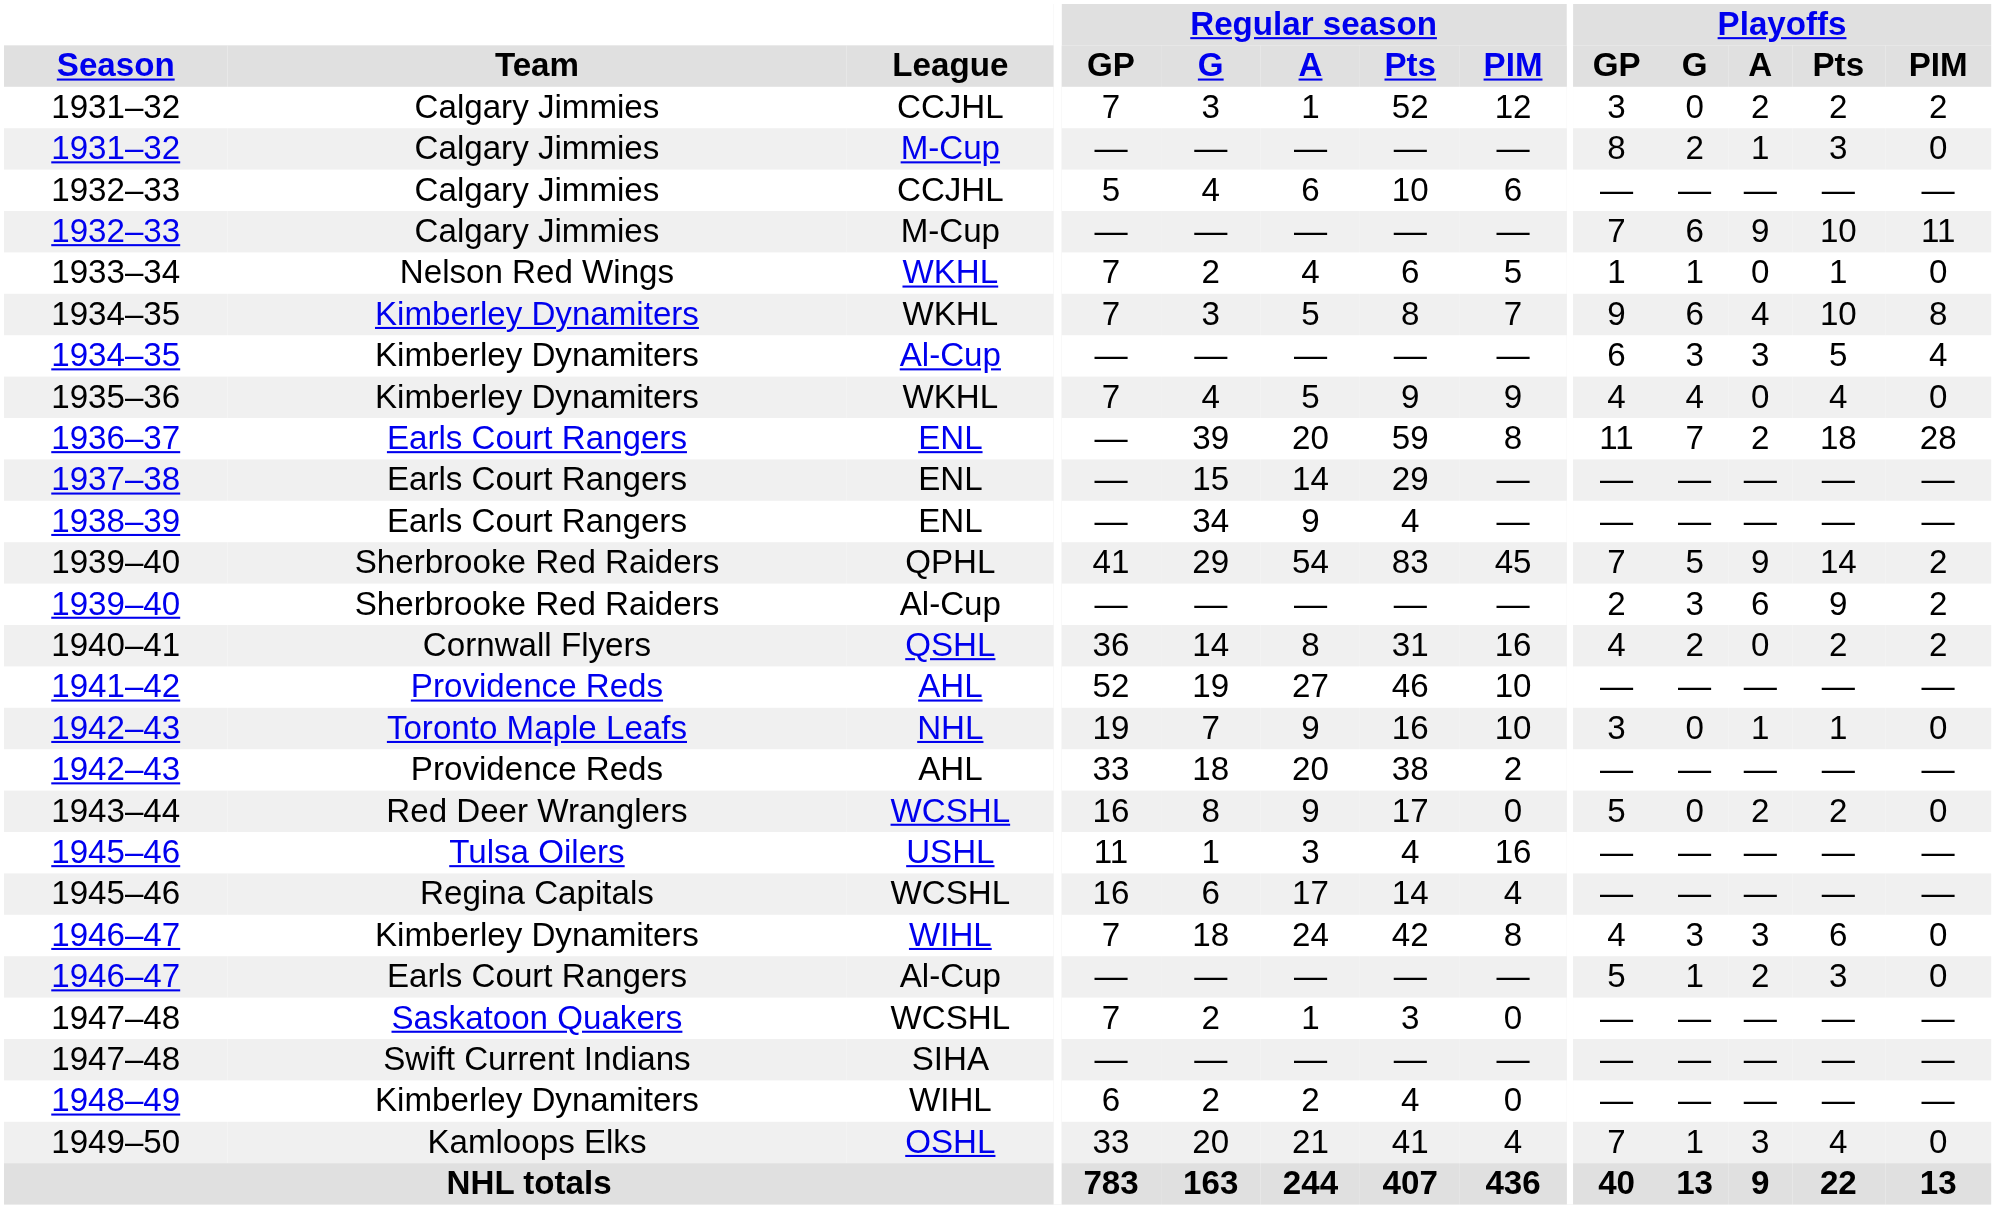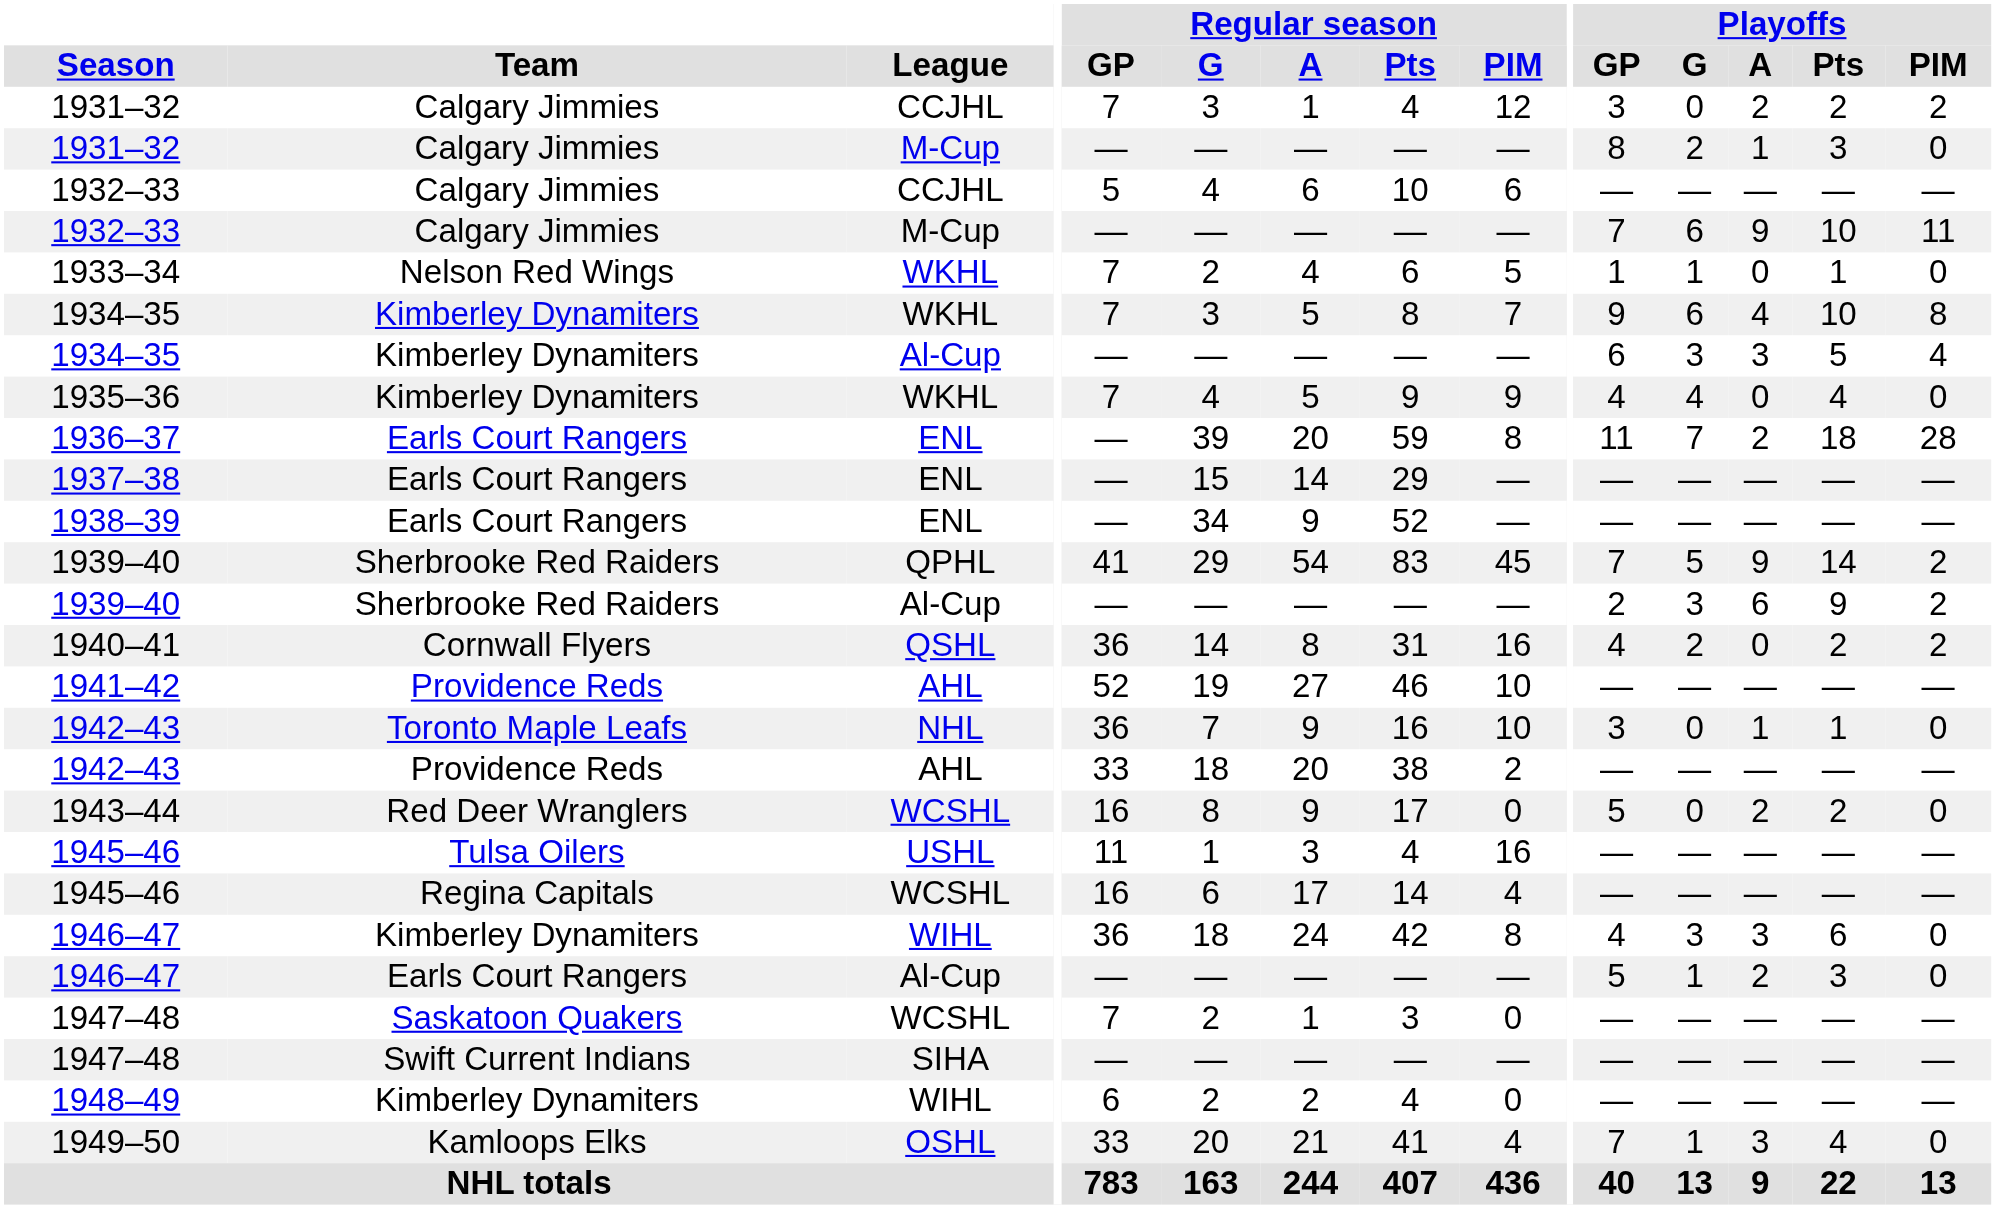(1410, 106) 52 -> (1410, 106) 4
(1410, 520) 4 -> (1410, 520) 52
(1111, 727) 19 -> (1111, 727) 36
(1111, 934) 7 -> (1111, 934) 36
